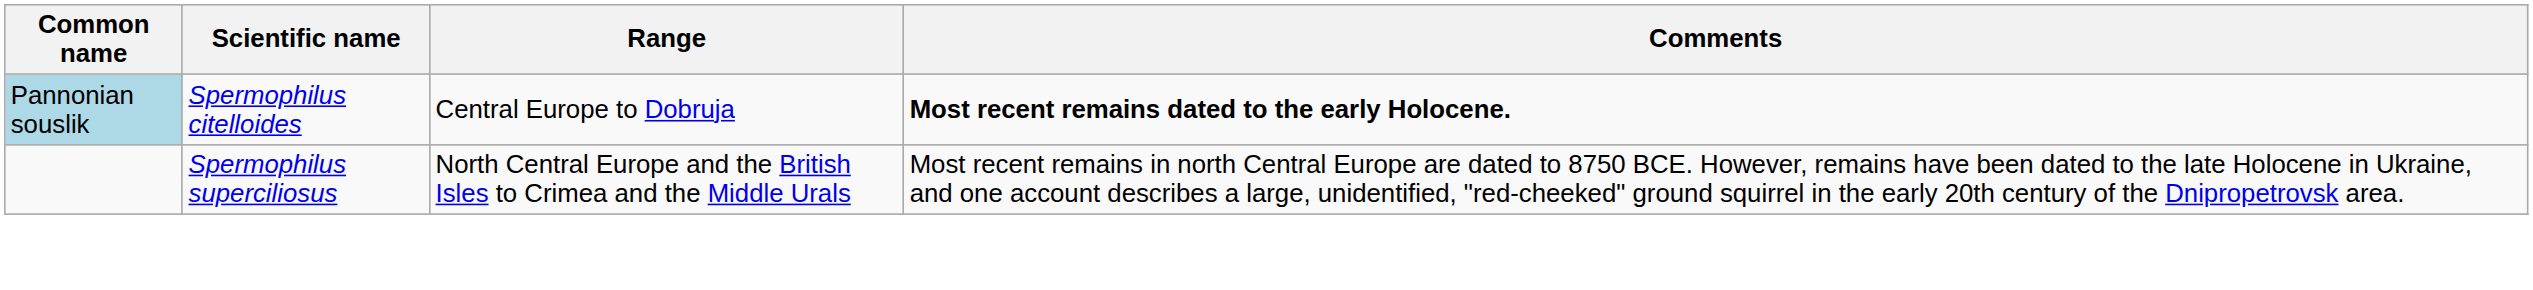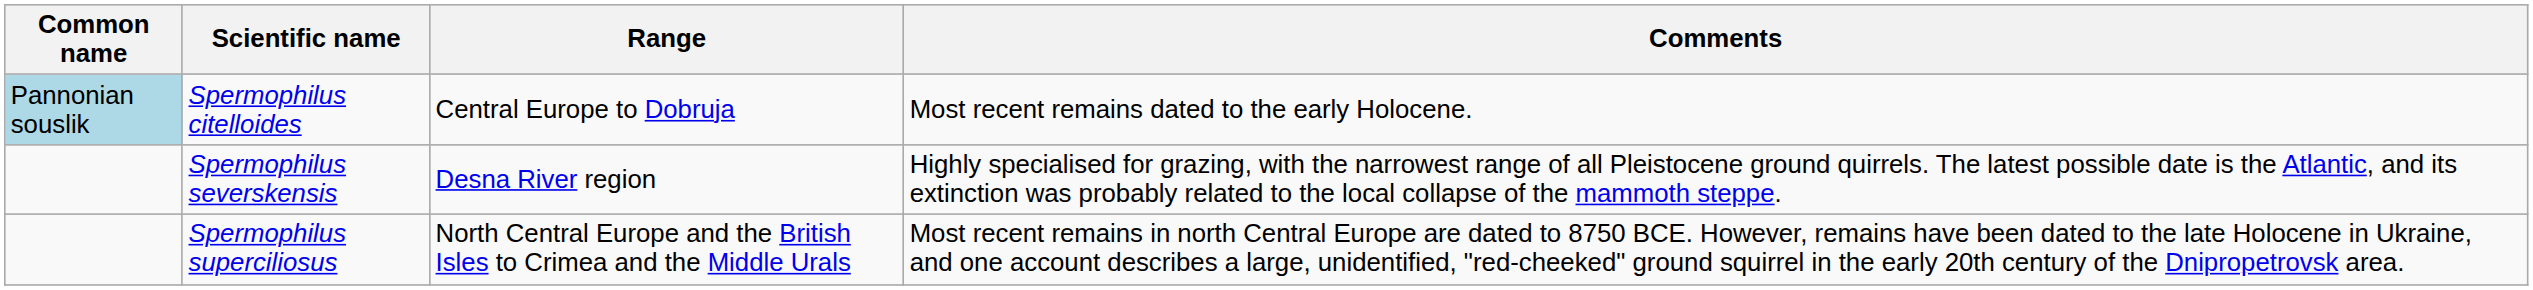(1210, 109) bold -> (1191, 109) normal
+ row: (267, 179)
